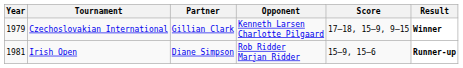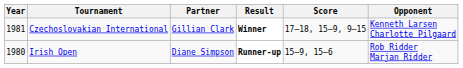columns swapped: (281, 11) <-> (435, 11)
(16, 29) 1979 -> (16, 29) 1981
(16, 52) 1981 -> (16, 52) 1980
